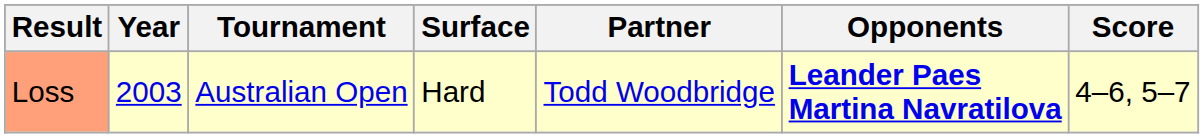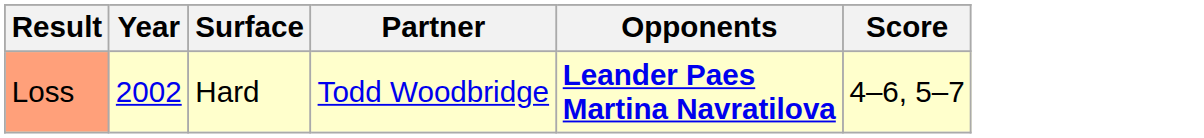- column: (301, 27)
(149, 91) 2003 -> (149, 91) 2002
